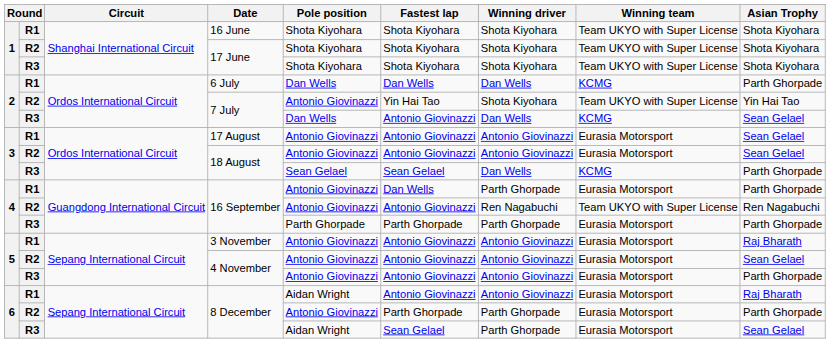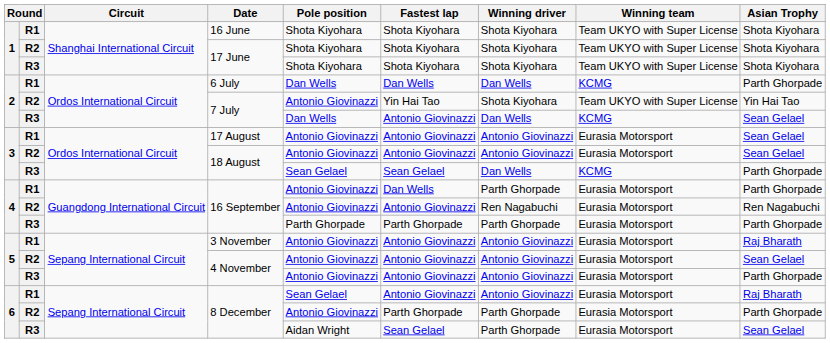(658, 206) Team UKYO with Super License -> (626, 206) Eurasia Motorsport
(317, 294) Aidan Wright -> (316, 294) Sean Gelael
